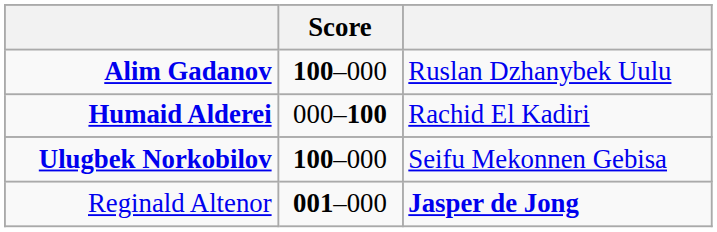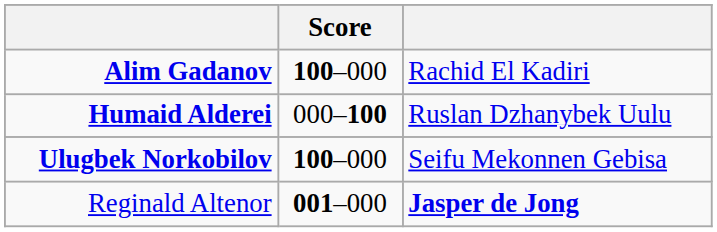(540, 71) Ruslan Dzhanybek Uulu -> (499, 71) Rachid El Kadiri
(499, 115) Rachid El Kadiri -> (540, 115) Ruslan Dzhanybek Uulu
